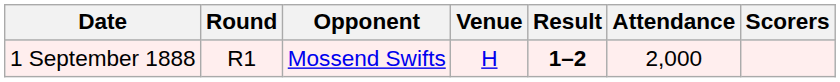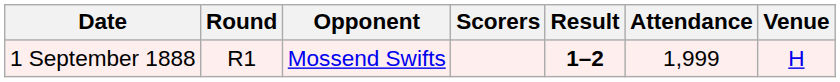columns swapped: (489, 22) <-> (788, 22)
(674, 58) 2,000 -> (691, 58) 1,999
